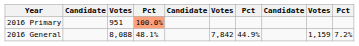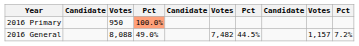(116, 23) 951 -> (116, 23) 950
(147, 35) 48.1% -> (147, 35) 49.0%
(222, 35) 7,842 -> (222, 35) 7,482
(249, 35) 44.9% -> (249, 35) 44.5%
(319, 35) 1,159 -> (319, 35) 1,157
